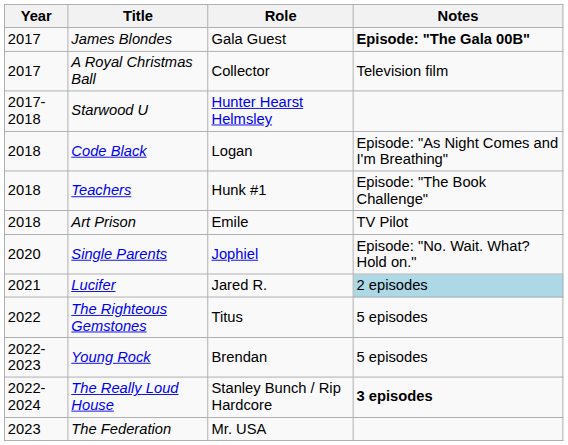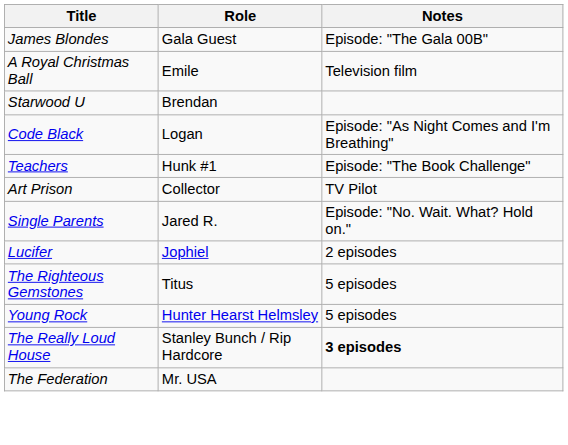- column: (36, 16)
(443, 39) bold -> (407, 39) normal
(241, 71) Collector -> (180, 71) Emile
(257, 111) Hunter Hearst Helmsley -> (190, 102) Brendan
(230, 222) Emile -> (191, 189) Collector
(235, 254) Jophiel -> (190, 220) Jared R.
(239, 285) Jared R. -> (185, 252) Jophiel
(392, 285) lightblue background -> (361, 252) no background
(239, 357) Brendan -> (240, 315) Hunter Hearst Helmsley
